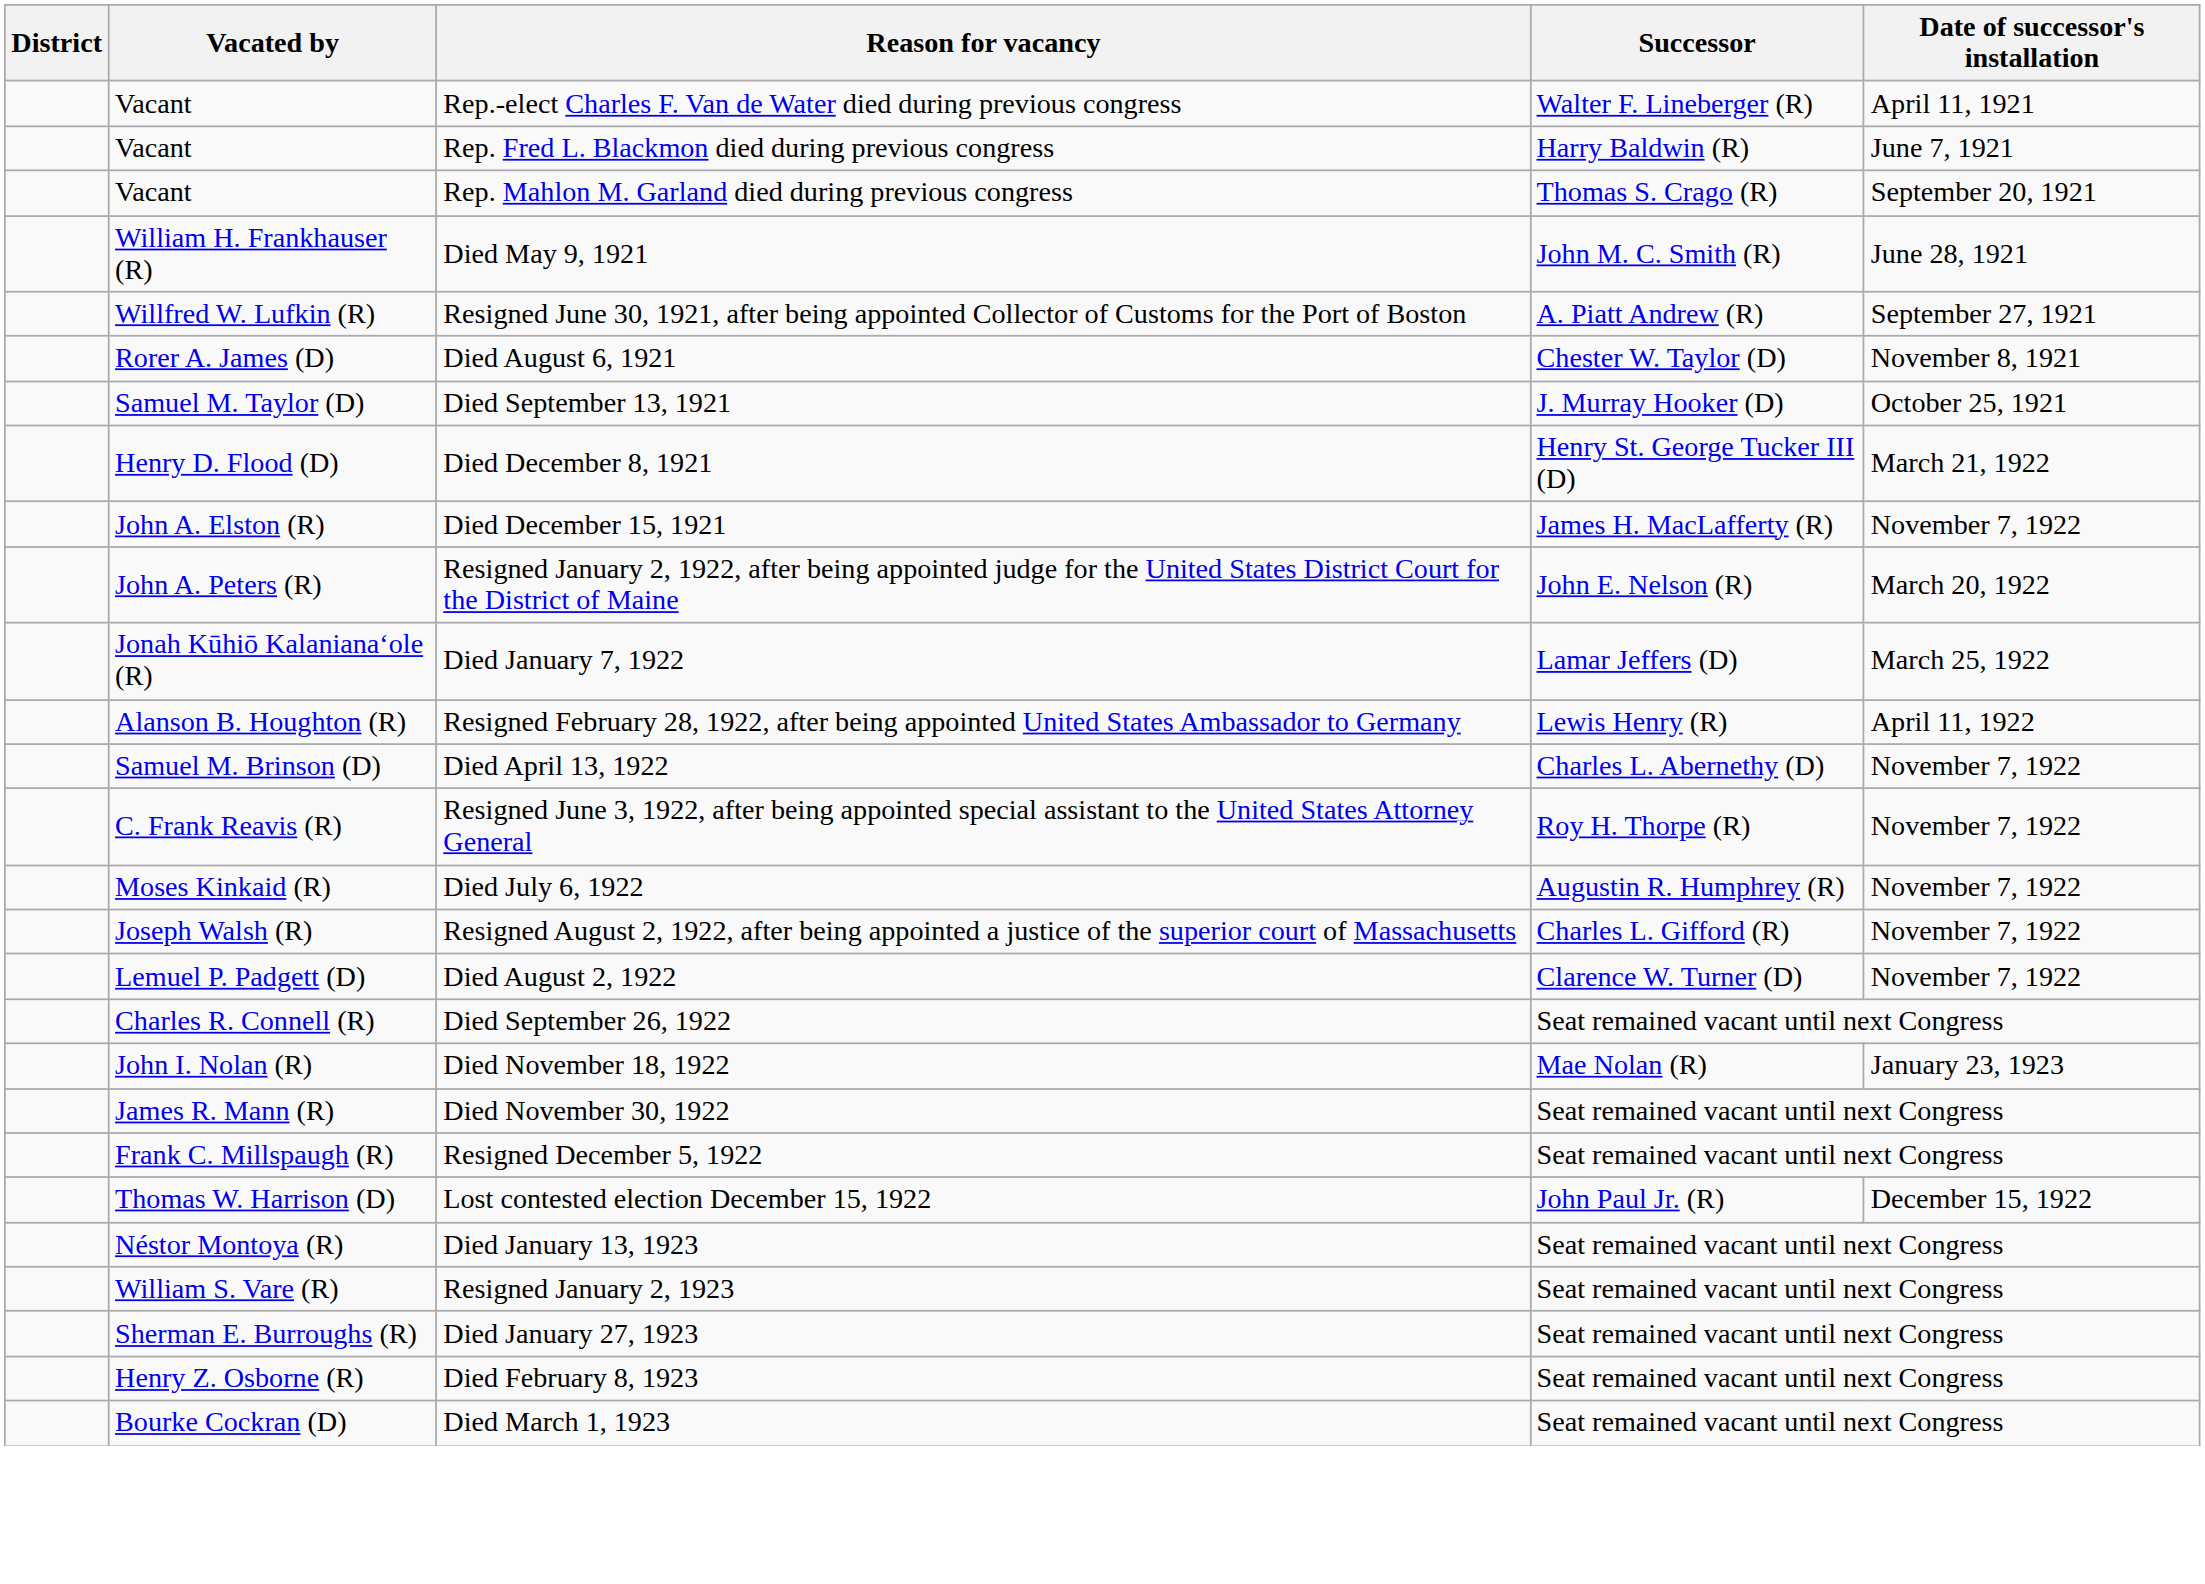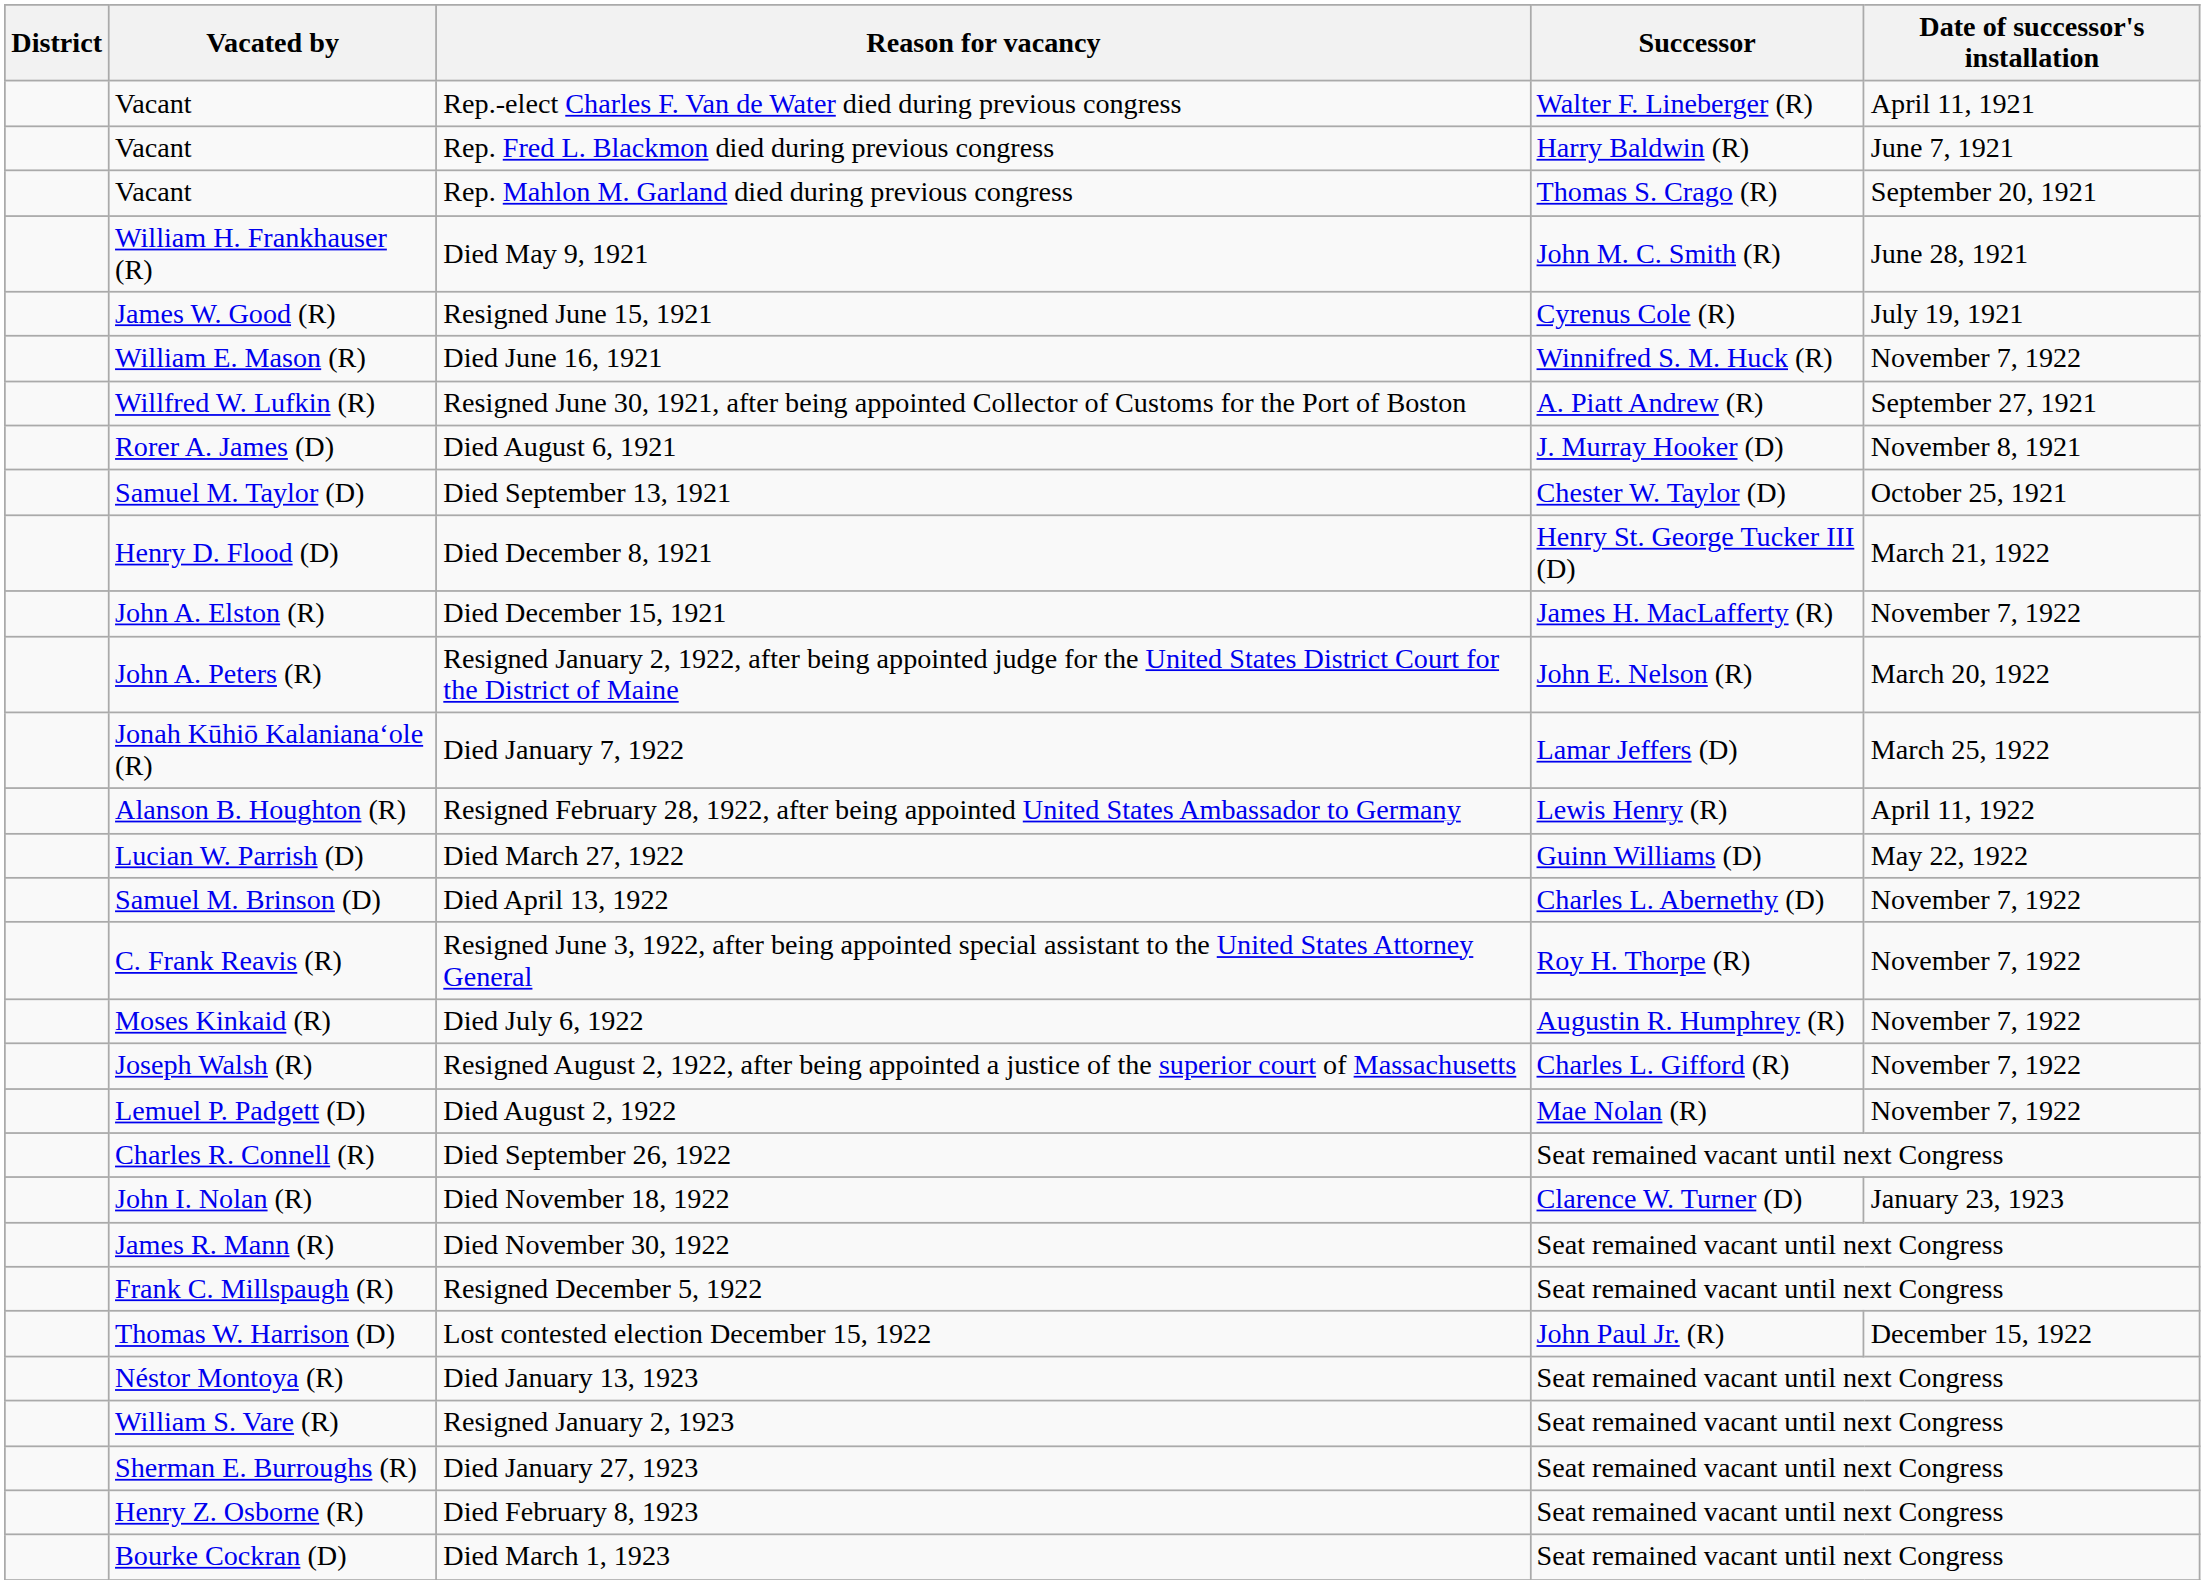+ row: (578, 313)
+ row: (553, 358)
(1661, 358) Chester W. Taylor (D) -> (1660, 447) J. Murray Hooker (D)
(1660, 402) J. Murray Hooker (D) -> (1661, 492) Chester W. Taylor (D)
+ row: (564, 855)
(1669, 976) Clarence W. Turner (D) -> (1622, 1110) Mae Nolan (R)
(1622, 1065) Mae Nolan (R) -> (1669, 1199) Clarence W. Turner (D)
